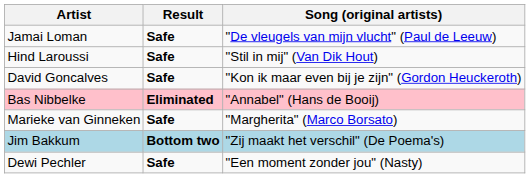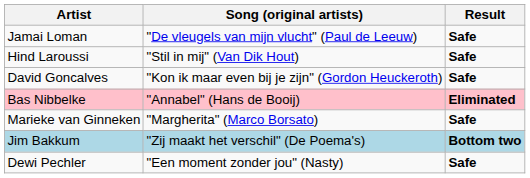columns swapped: (374, 15) <-> (183, 15)
